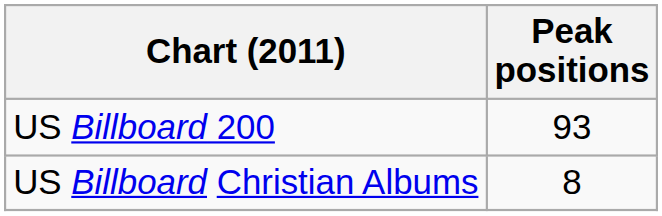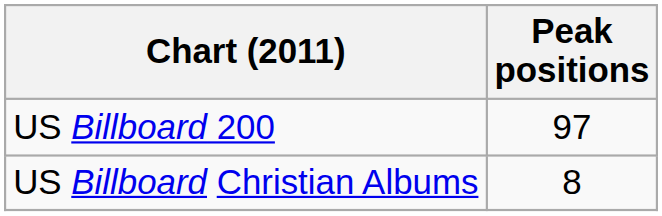(572, 126) 93 -> (572, 126) 97
